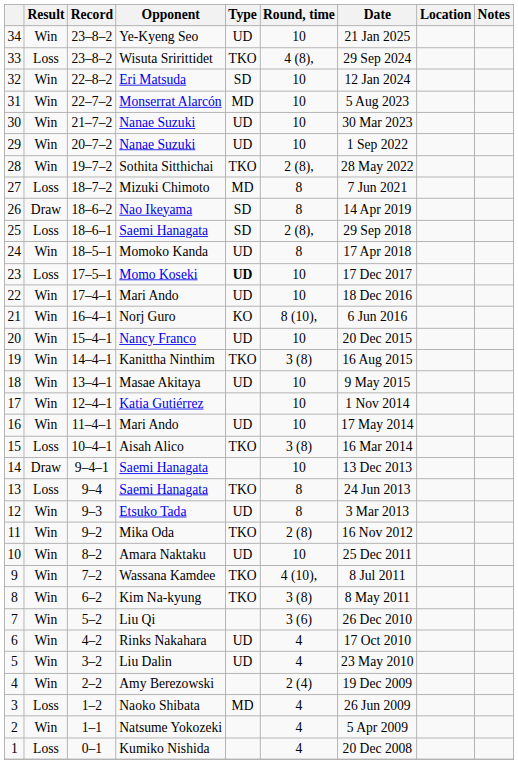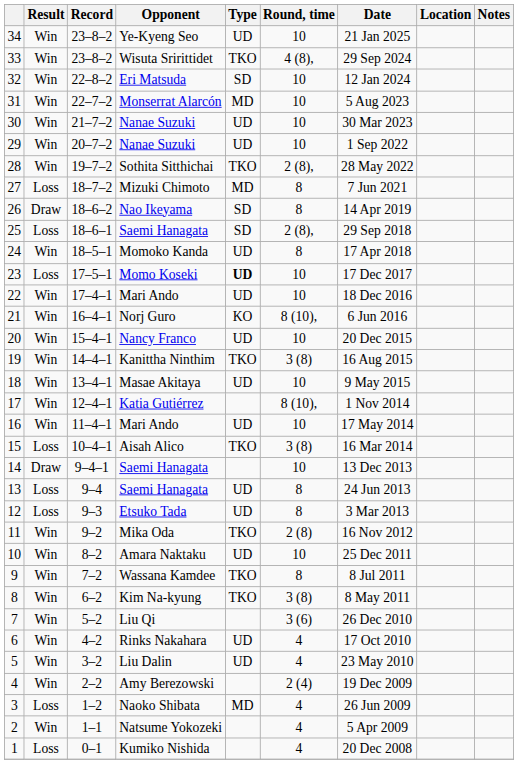(46, 58) Loss -> (46, 58) Win
(299, 403) 10 -> (299, 403) 8 (10),
(243, 489) TKO -> (243, 489) UD
(46, 511) Win -> (46, 511) Loss
(299, 576) 4 (10), -> (299, 576) 8
